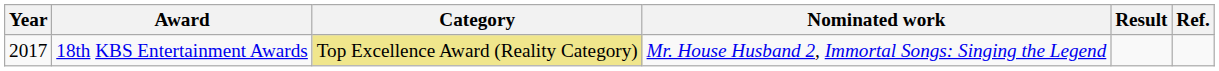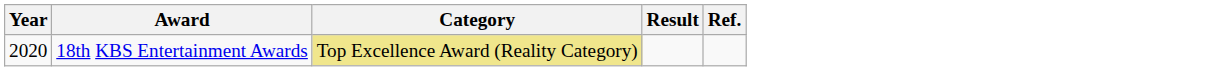- column: (876, 19)
(28, 50) 2017 -> (28, 50) 2020
